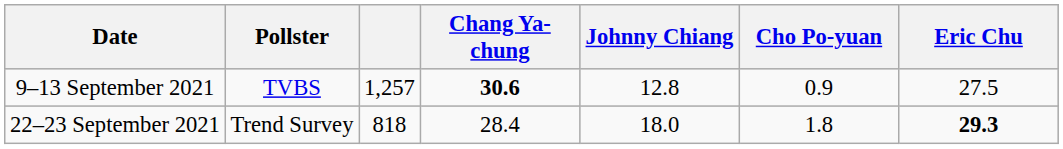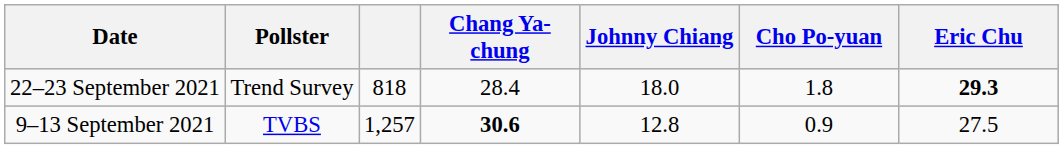rows swapped: (115, 87) <-> (115, 124)
